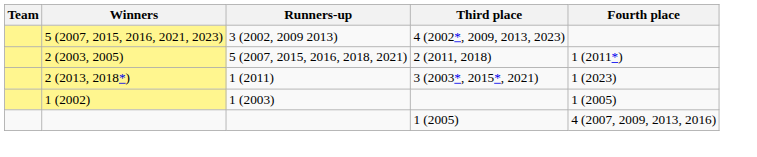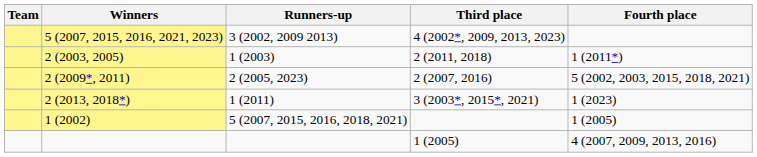(318, 57) 5 (2007, 2015, 2016, 2018, 2021) -> (252, 57) 1 (2003)
+ row: (87, 78)
(252, 99) 1 (2003) -> (318, 120) 5 (2007, 2015, 2016, 2018, 2021)
